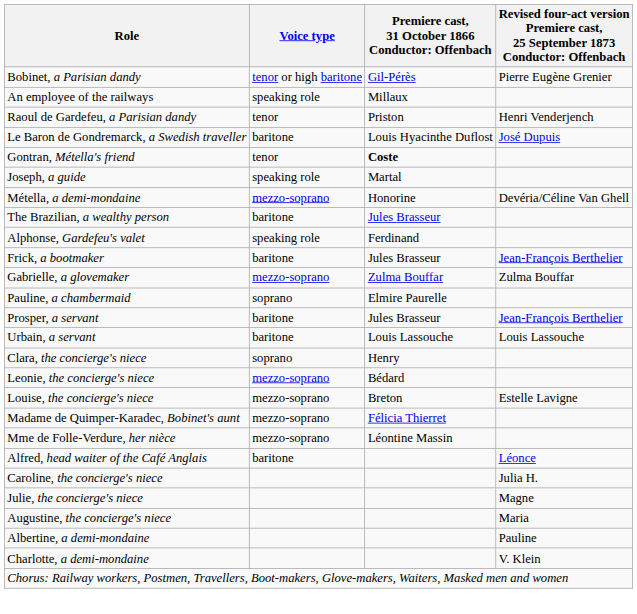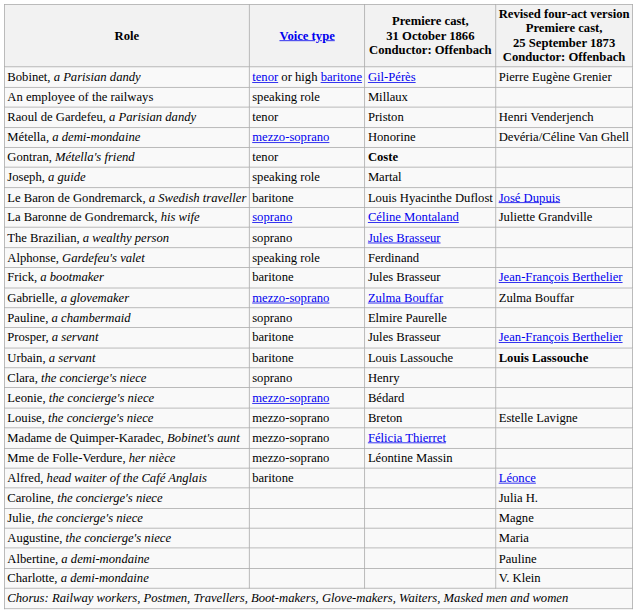rows swapped: (74, 197) <-> (127, 137)
+ row: (103, 217)
(273, 217) baritone -> (272, 237) soprano
(541, 337) normal -> (543, 357) bold
